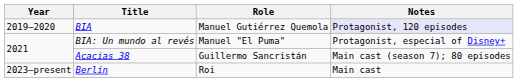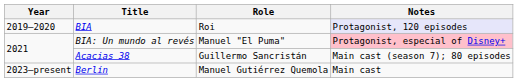(263, 26) Manuel Gutiérrez Quemola -> (207, 26) Roi
(419, 41) no background -> (419, 41) pink background
(207, 70) Roi -> (263, 70) Manuel Gutiérrez Quemola
